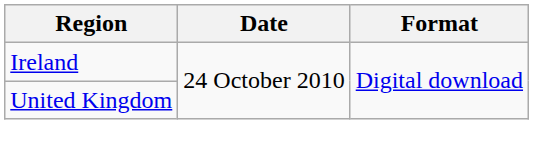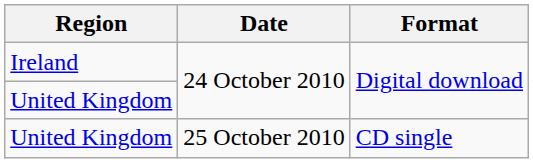+ row: (91, 137)
